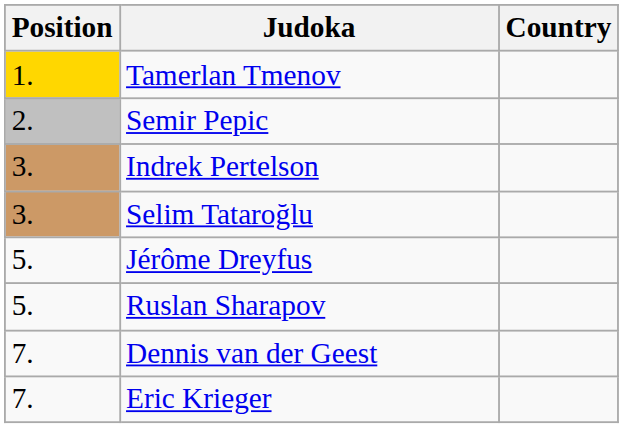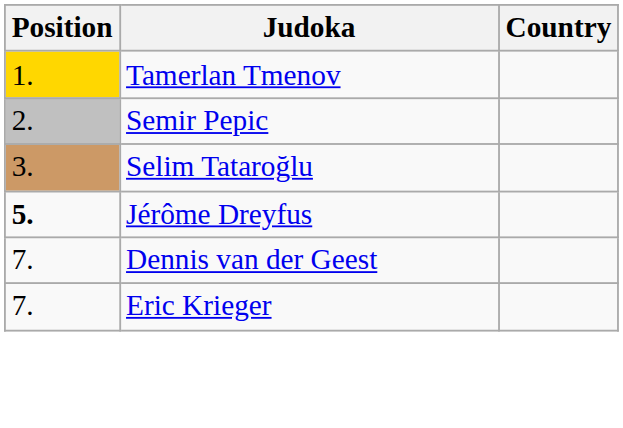- row: (222, 167)
(23, 259) normal -> (23, 213) bold
- row: (226, 306)
